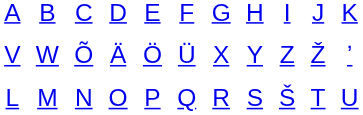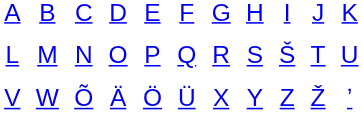rows swapped: (12, 98) <-> (12, 55)
